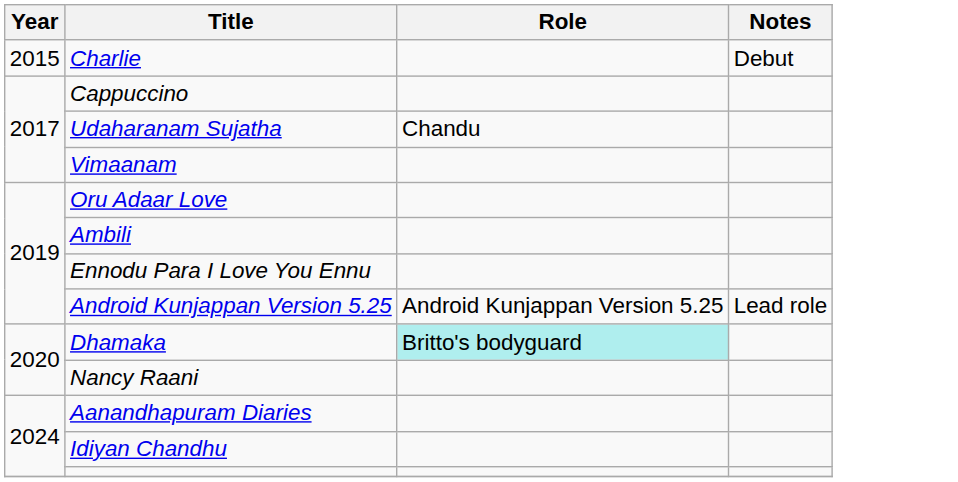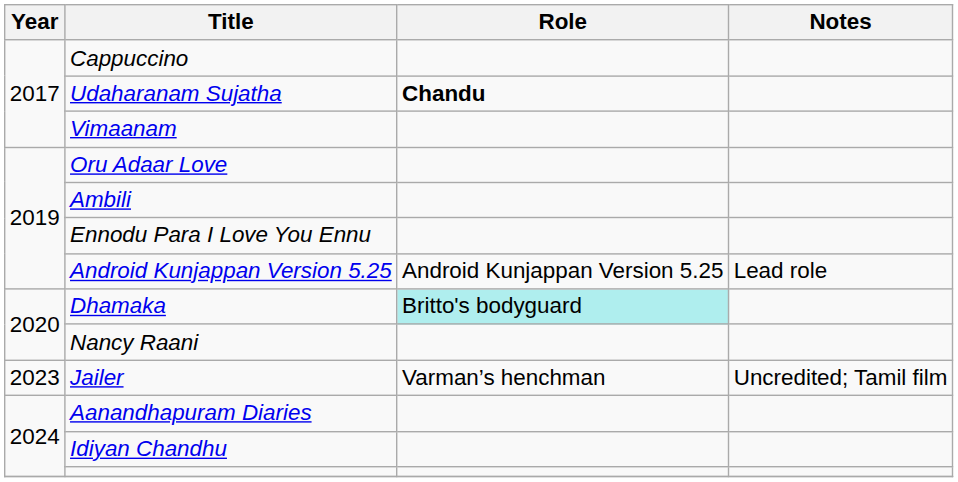- row: (35, 57)
(441, 128) normal -> (444, 93) bold
+ row: (35, 377)
